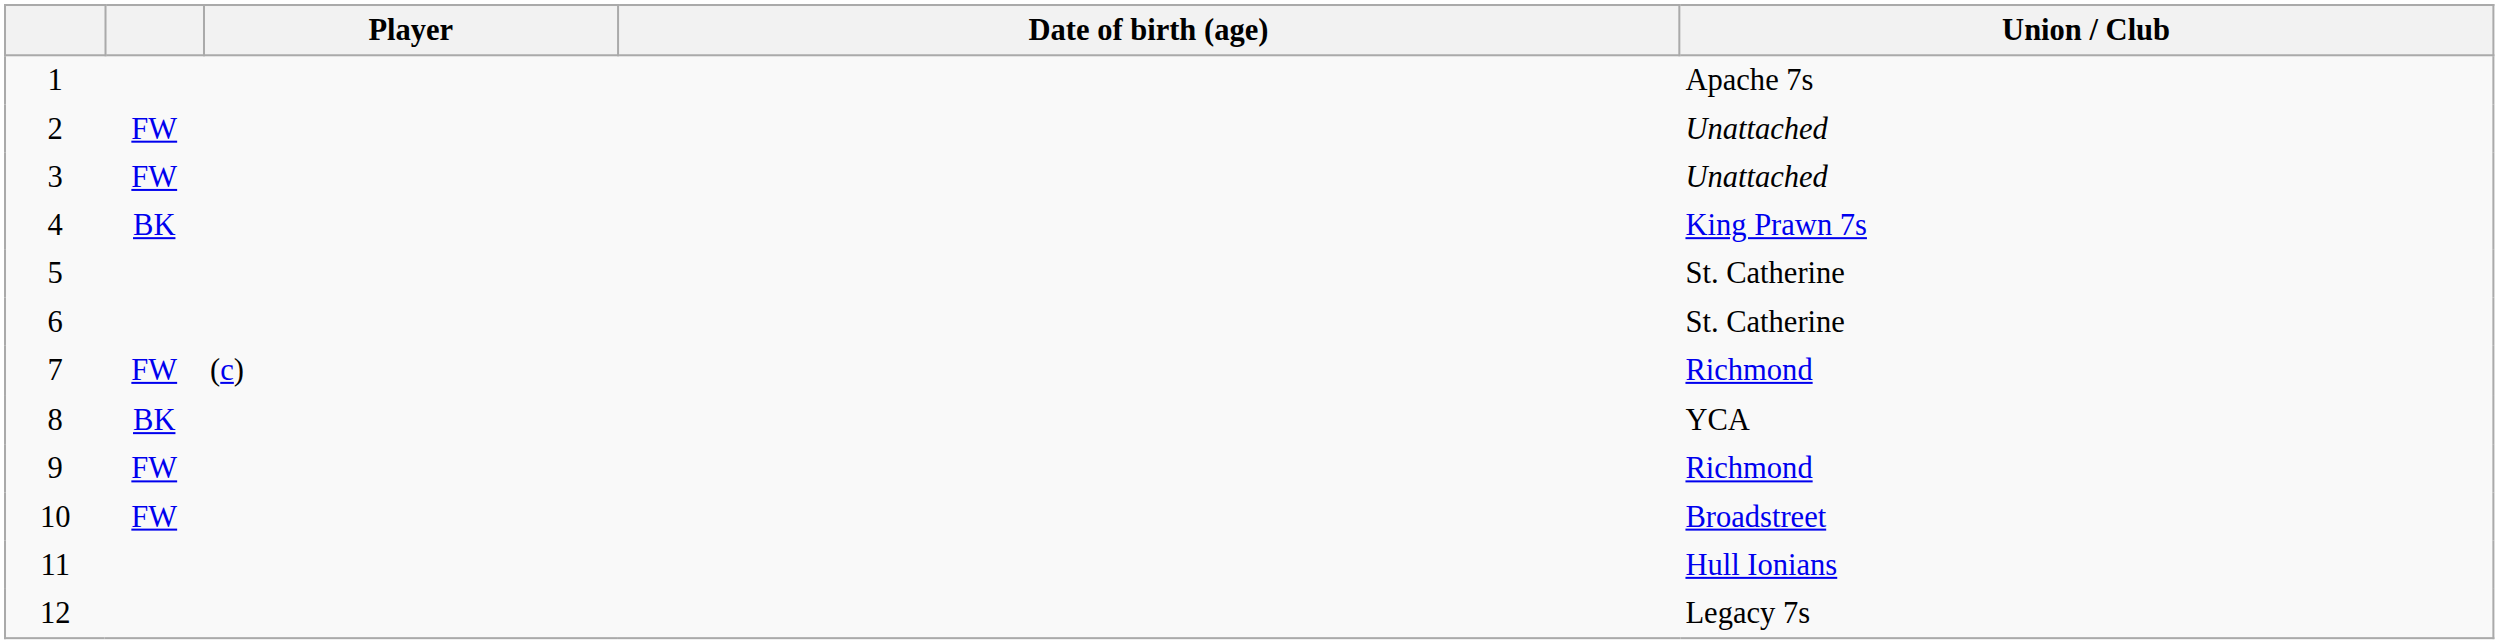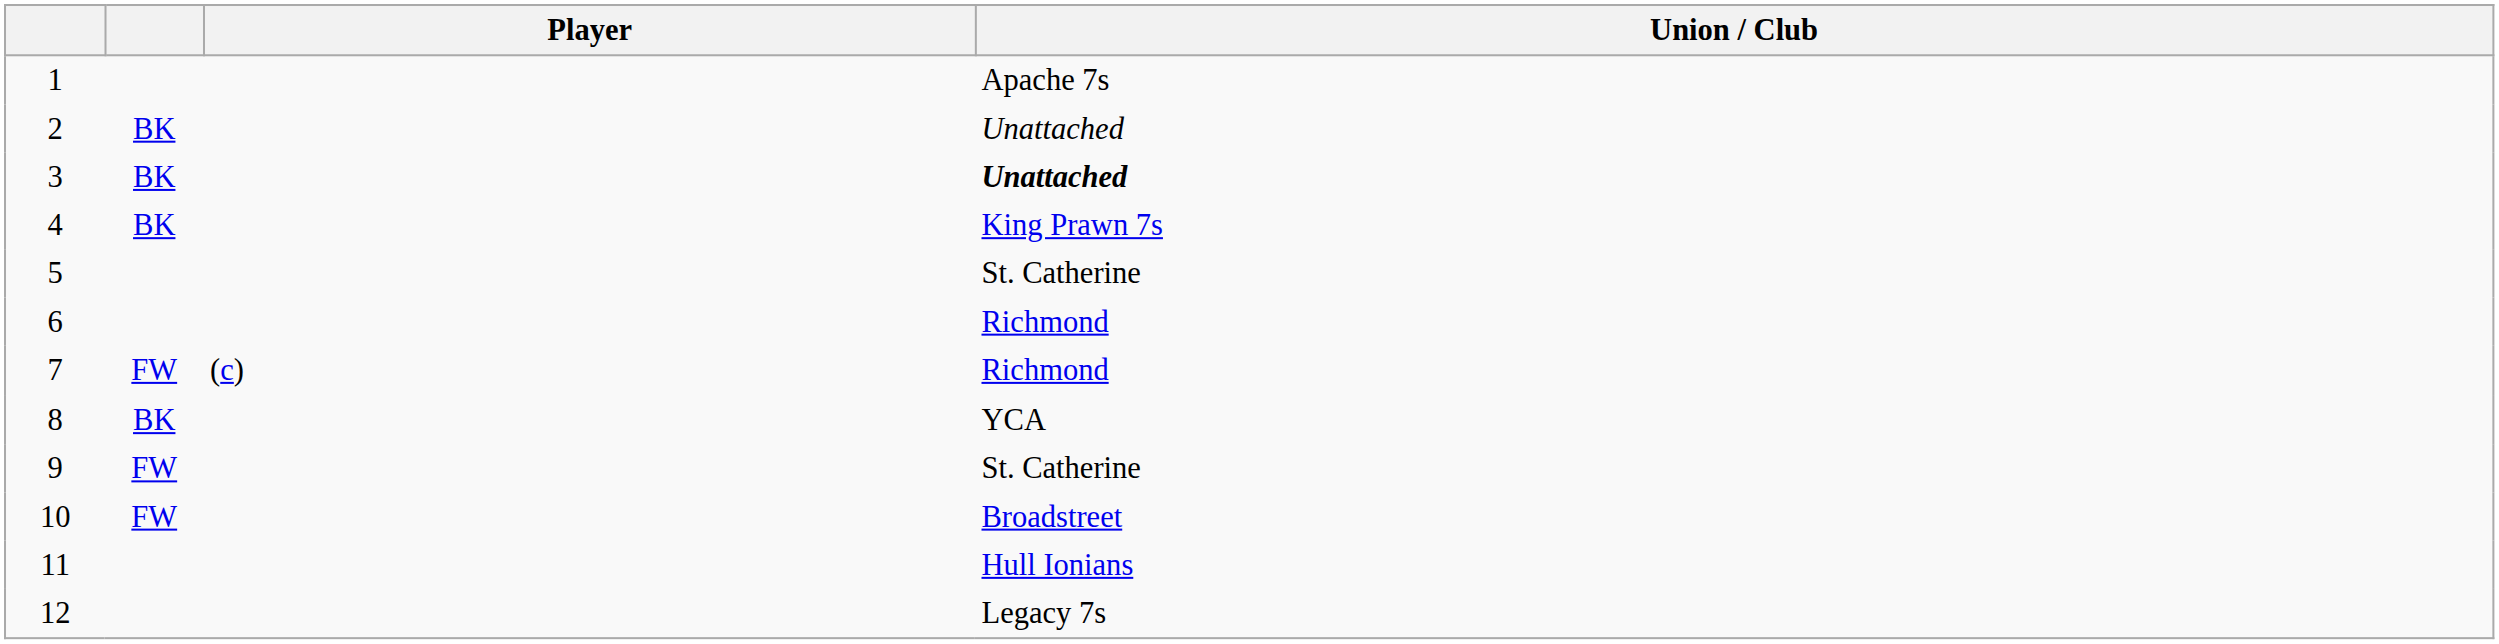- column: (1148, 29)
(154, 128) FW -> (154, 128) BK
(154, 176) FW -> (154, 176) BK
(1757, 176) normal -> (1054, 176) bold
(1765, 322) St. Catherine -> (1045, 322) Richmond
(1749, 467) Richmond -> (1061, 467) St. Catherine
